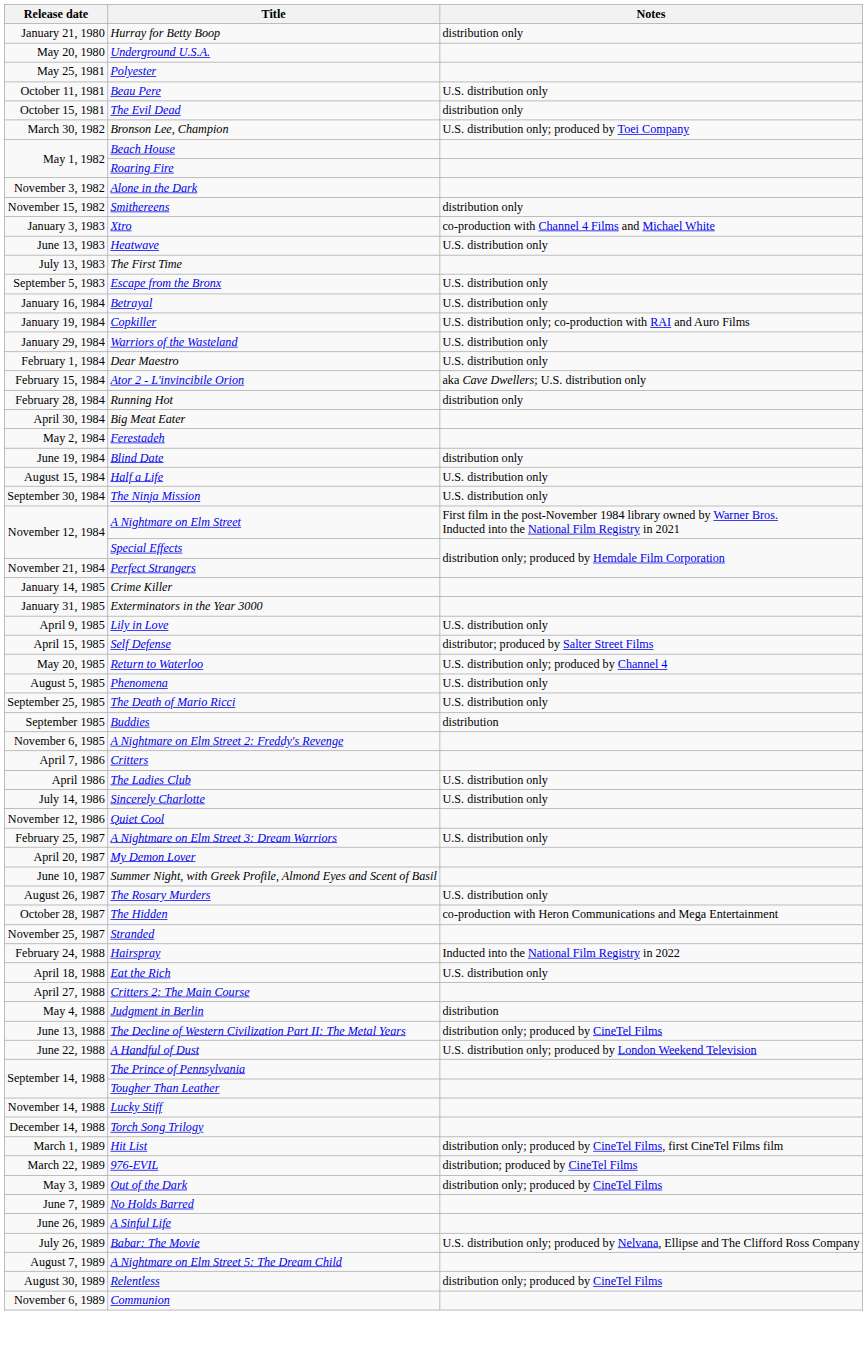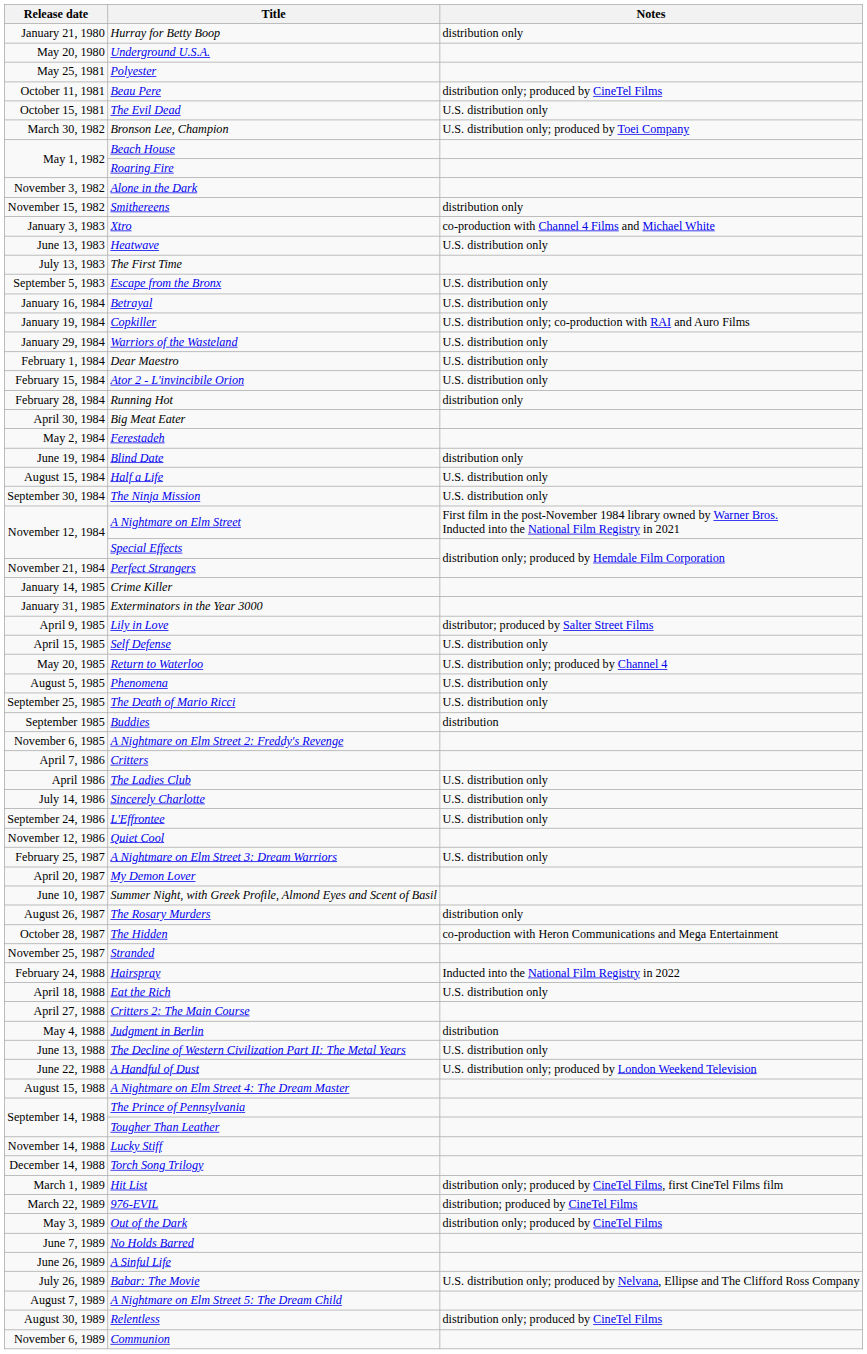(495, 91) U.S. distribution only -> (552, 91) distribution only; produced by CineTel Films
(483, 110) distribution only -> (495, 110) U.S. distribution only
(544, 380) aka Cave Dwellers; U.S. distribution only -> (495, 380) U.S. distribution only
(495, 625) U.S. distribution only -> (548, 625) distributor; produced by Salter Street Films
(548, 644) distributor; produced by Salter Street Films -> (495, 644) U.S. distribution only
+ row: (137, 818)
(495, 895) U.S. distribution only -> (483, 914) distribution only
(552, 1030) distribution only; produced by CineTel Films -> (495, 1049) U.S. distribution only
+ row: (230, 1088)
